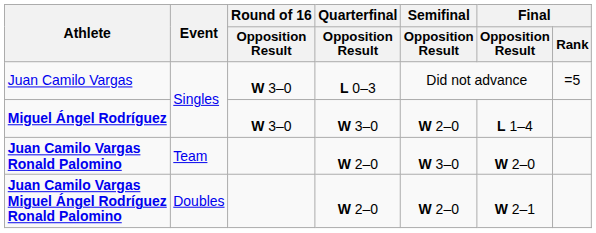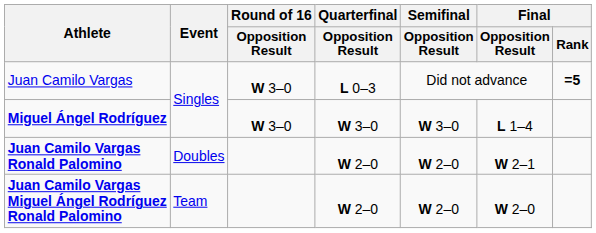(572, 81) normal -> (572, 81) bold
(439, 126) W 2–0 -> (439, 126) W 3–0
(190, 156) Team -> (199, 156) Doubles
(439, 164) W 3–0 -> (439, 164) W 2–0
(515, 164) W 2–0 -> (515, 164) W 2–1
(199, 202) Doubles -> (190, 202) Team
(515, 209) W 2–1 -> (515, 209) W 2–0
